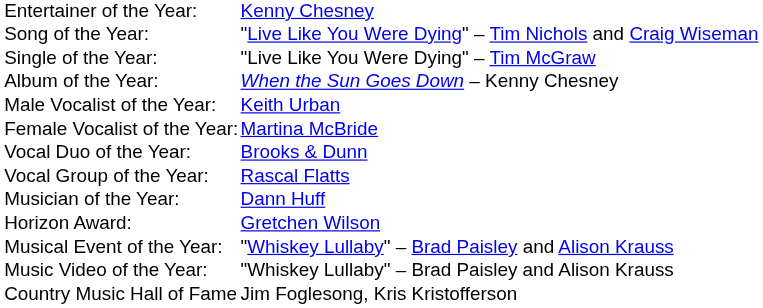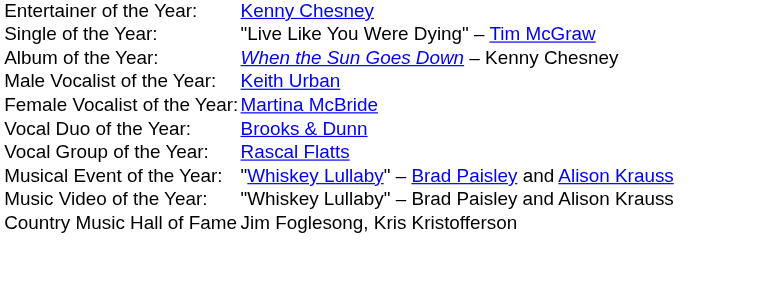- row: (77, 34)
- row: (92, 199)
- row: (68, 223)
